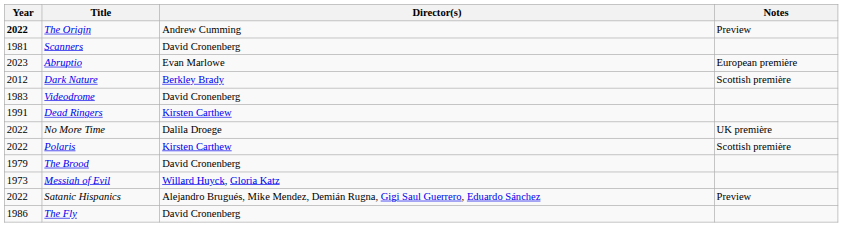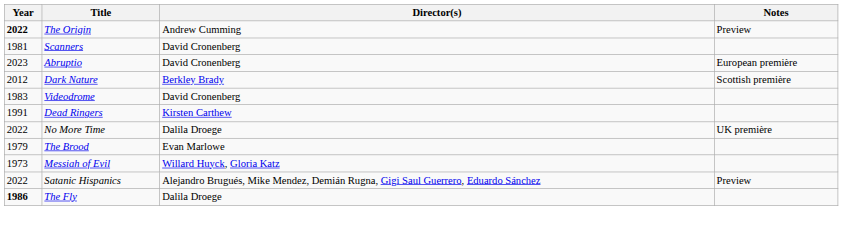(193, 63) Evan Marlowe -> (201, 63) David Cronenberg
- row: (60, 146)
(201, 163) David Cronenberg -> (193, 146) Evan Marlowe
(17, 213) normal -> (17, 197) bold
(201, 213) David Cronenberg -> (192, 197) Dalila Droege
